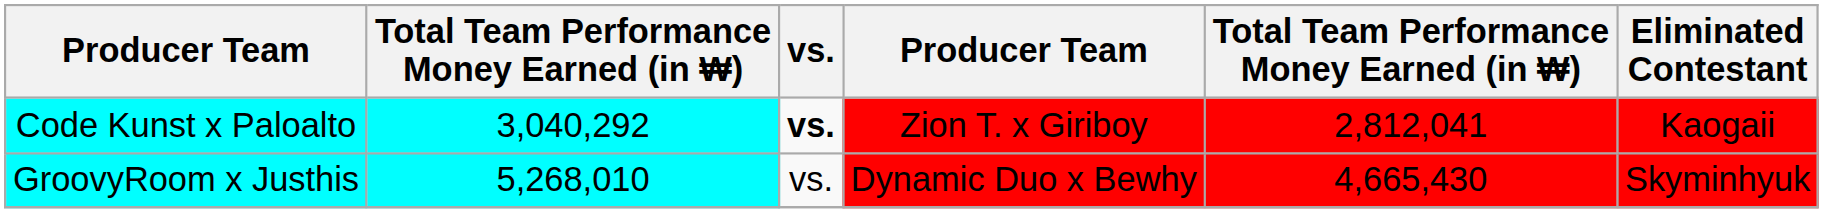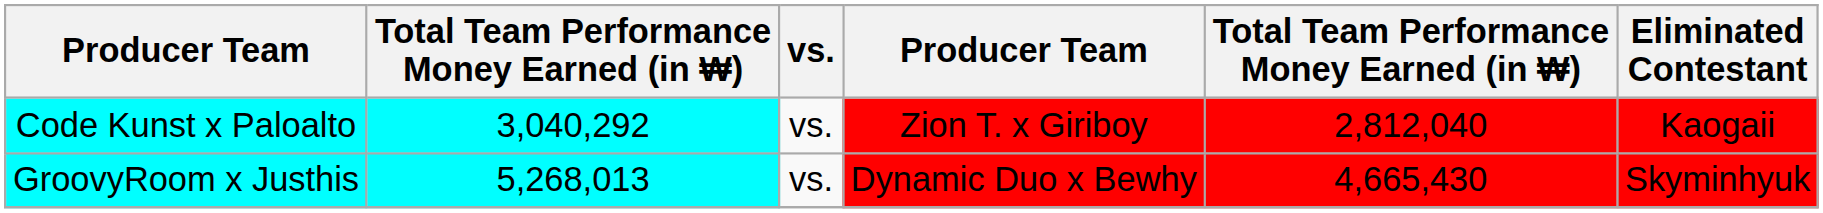(811, 125) bold -> (811, 125) normal
(1411, 125) 2,812,041 -> (1411, 125) 2,812,040
(573, 179) 5,268,010 -> (573, 179) 5,268,013
